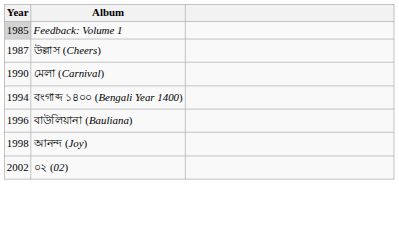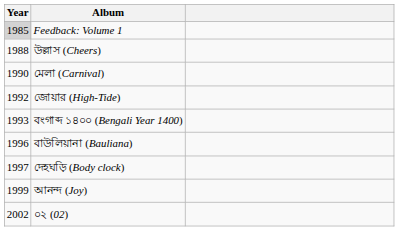(18, 50) 1987 -> (18, 50) 1988
+ row: (77, 97)
(18, 97) 1994 -> (18, 120) 1993
+ row: (79, 167)
(18, 144) 1998 -> (18, 190) 1999
